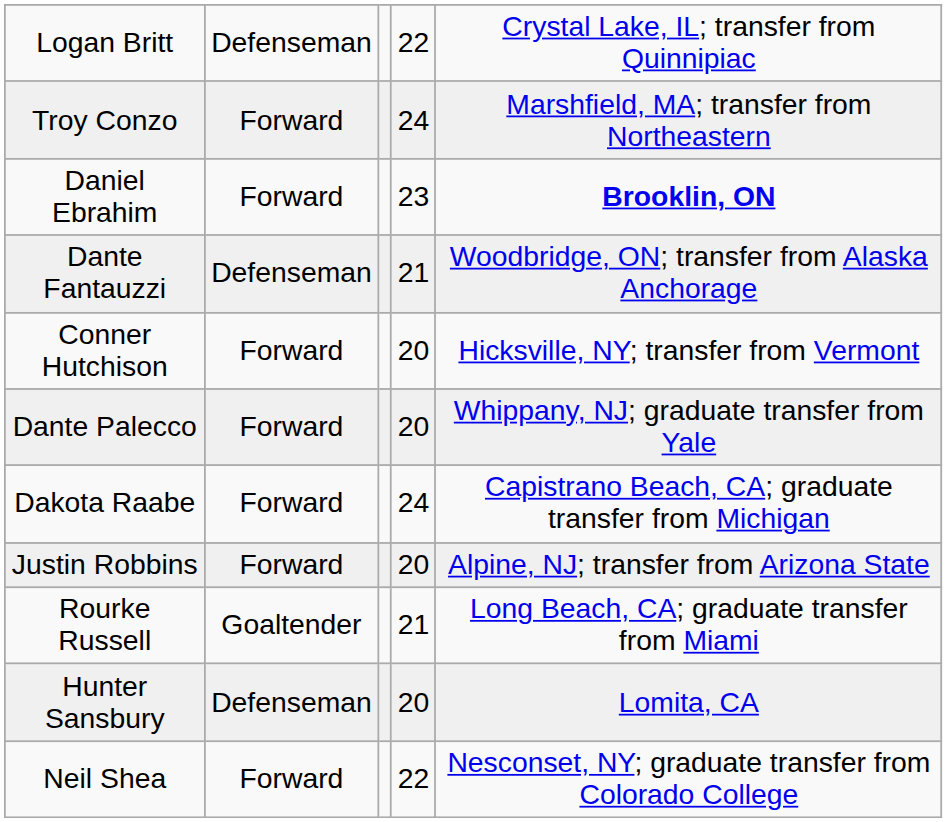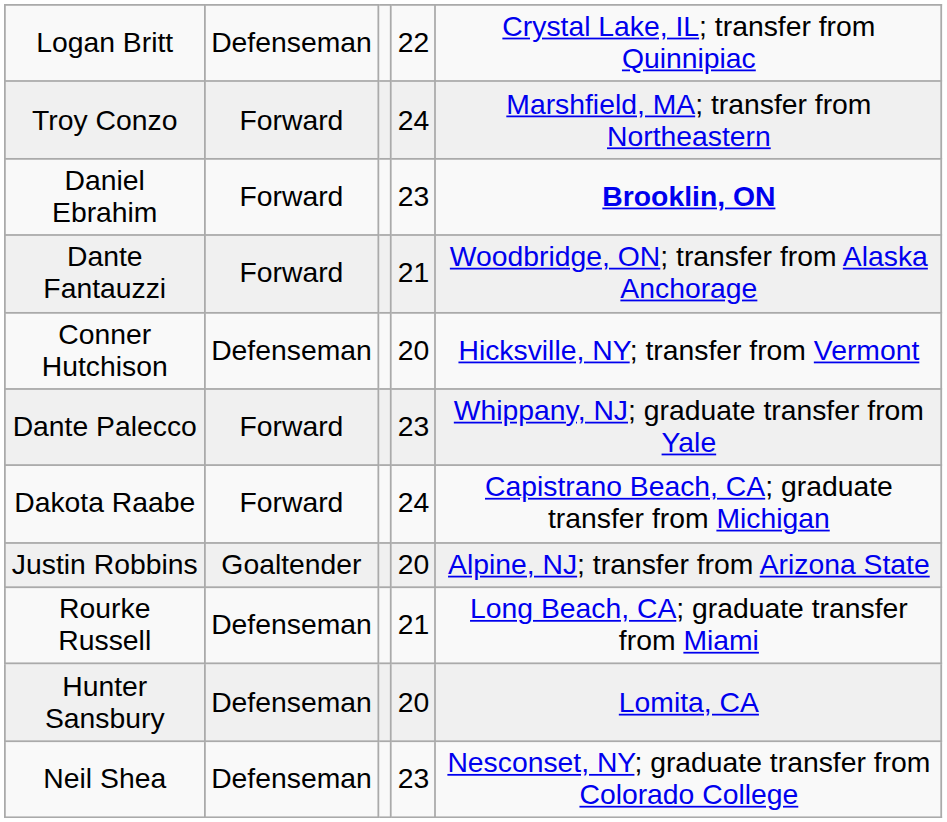(291, 273) Defenseman -> (291, 273) Forward
(291, 349) Forward -> (291, 349) Defenseman
(414, 426) 20 -> (414, 426) 23
(291, 564) Forward -> (291, 564) Goaltender
(291, 625) Goaltender -> (291, 625) Defenseman
(291, 778) Forward -> (291, 778) Defenseman
(414, 778) 22 -> (414, 778) 23
